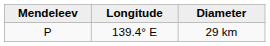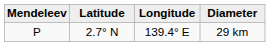+ column: (102, 13)
